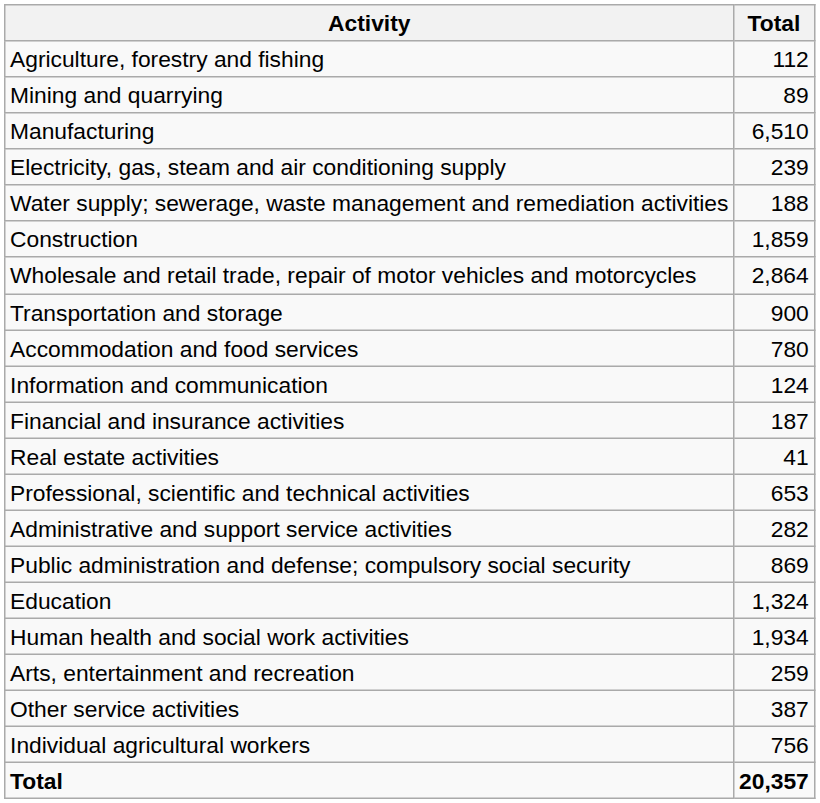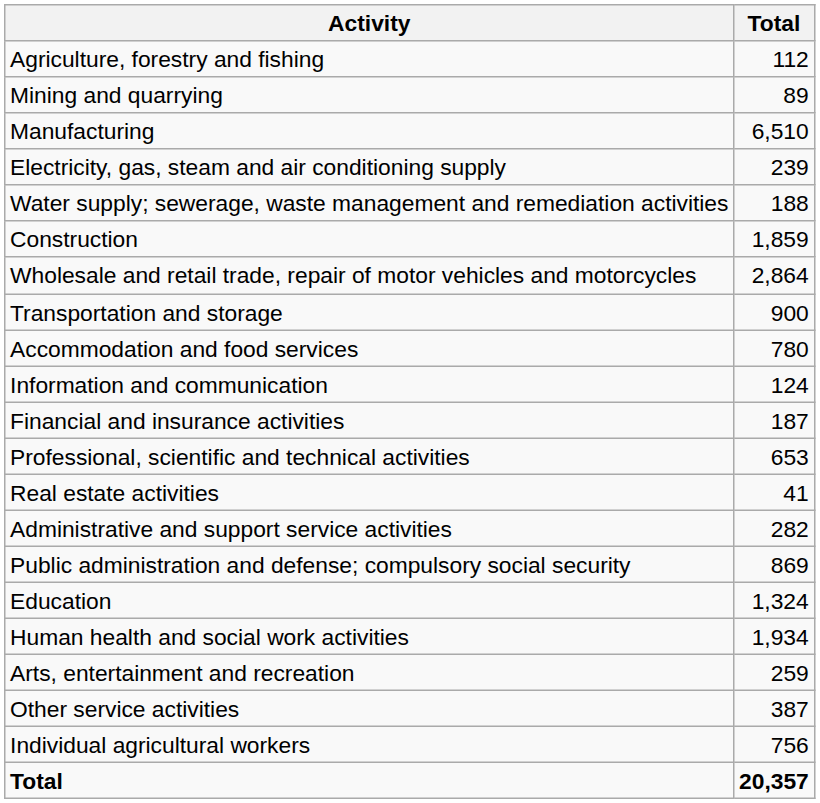rows swapped: (115, 456) <-> (240, 492)
